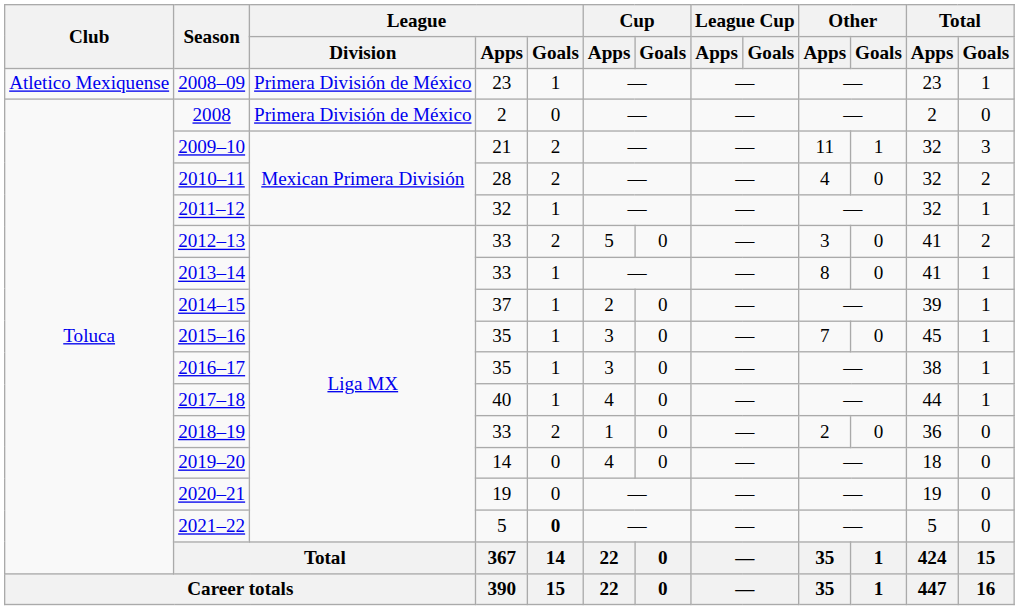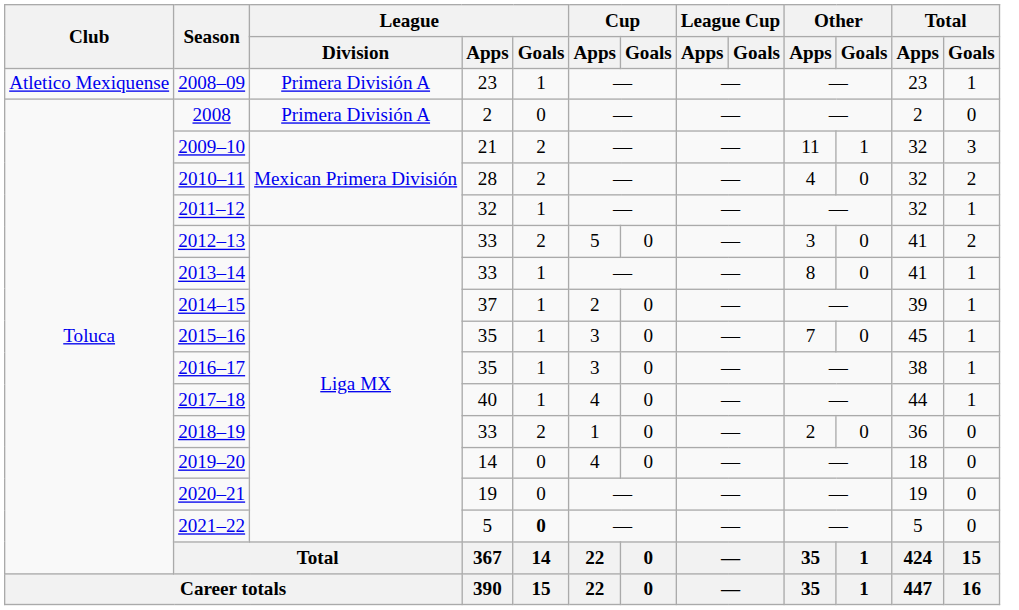(363, 83) Primera División de México -> (356, 83) Primera División A
(363, 115) Primera División de México -> (356, 115) Primera División A
